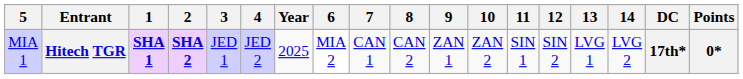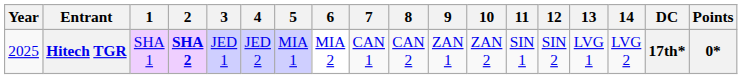columns swapped: (294, 16) <-> (23, 16)
(149, 51) bold -> (149, 51) normal
